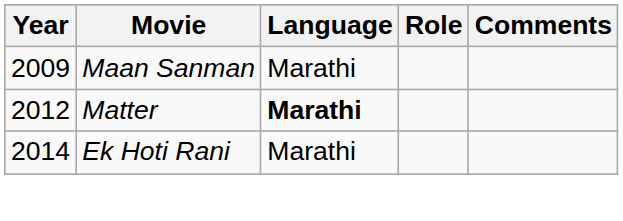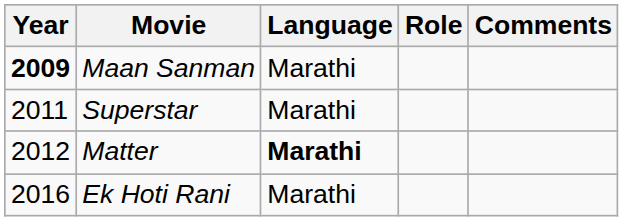(40, 67) normal -> (40, 67) bold
+ row: (140, 109)
(40, 151) 2014 -> (40, 194) 2016
